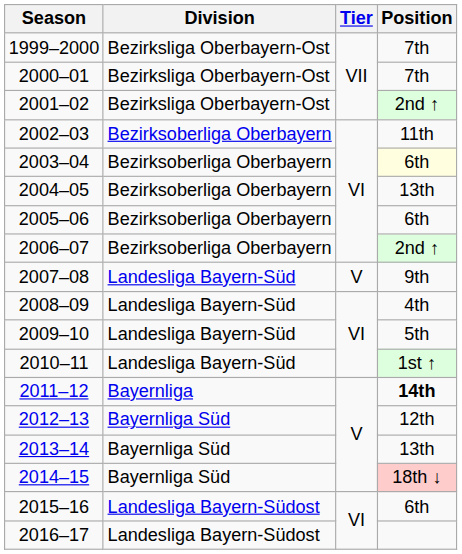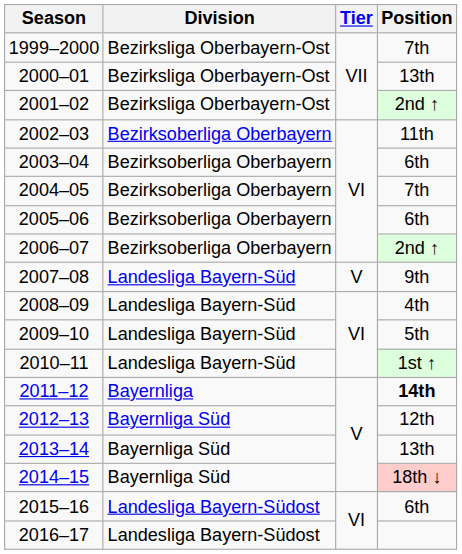(417, 76) 7th -> (417, 76) 13th
(417, 162) lightyellow background -> (417, 162) no background
(417, 190) 13th -> (417, 190) 7th
